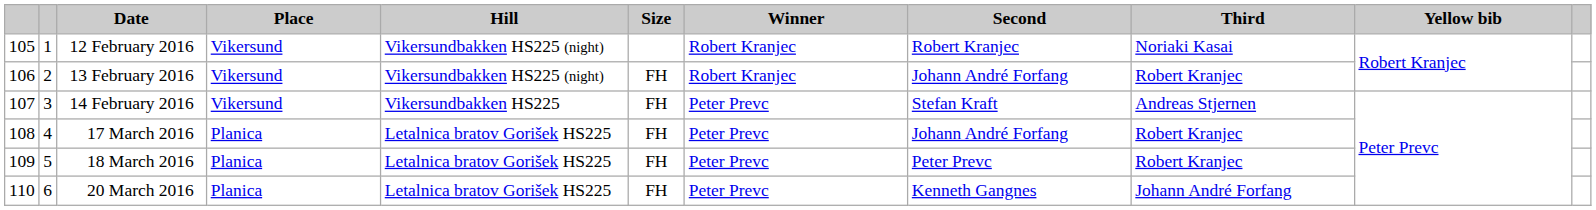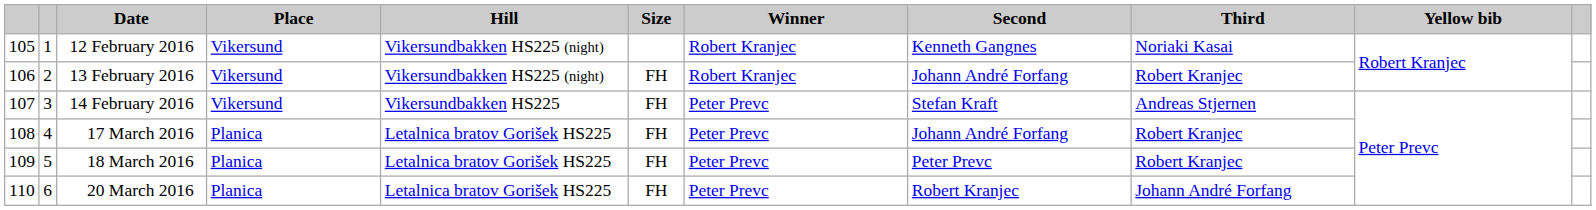(965, 47) Robert Kranjec -> (974, 47) Kenneth Gangnes
(974, 189) Kenneth Gangnes -> (965, 189) Robert Kranjec
